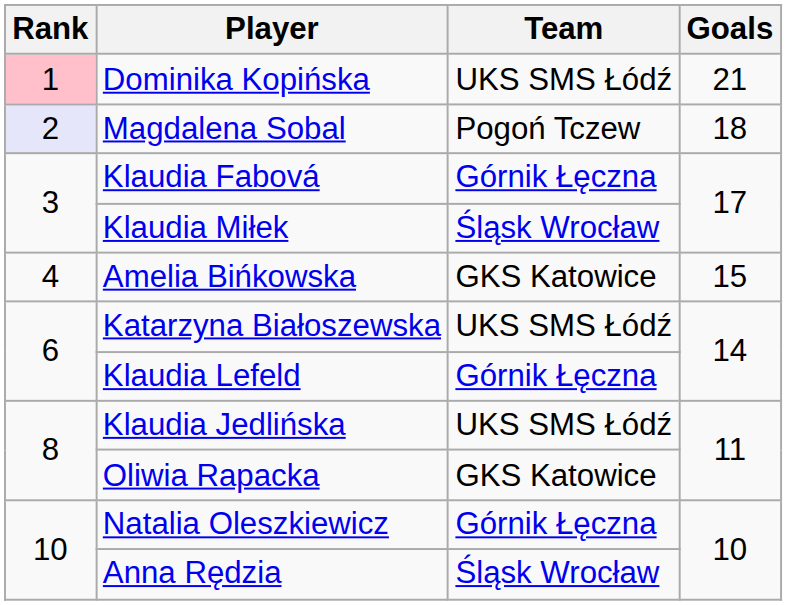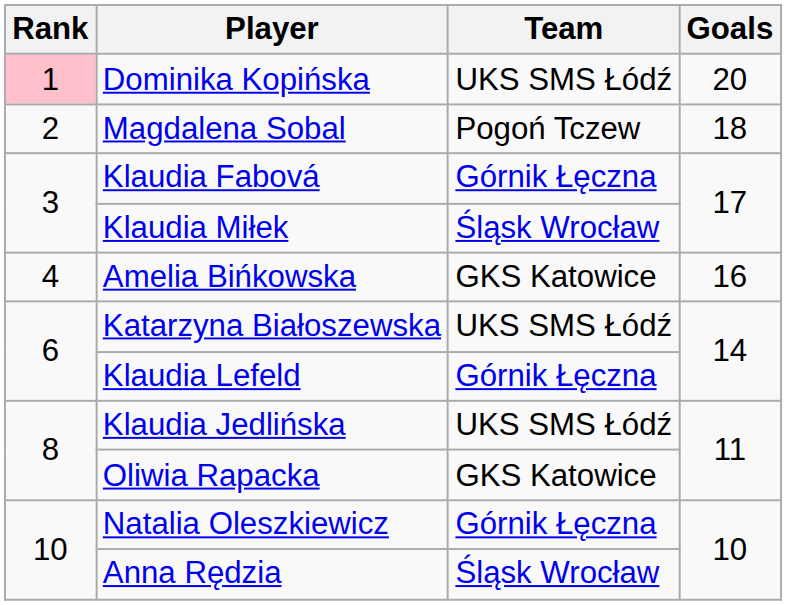(730, 78) 21 -> (730, 78) 20
(50, 128) lavender background -> (50, 128) no background
(730, 276) 15 -> (730, 276) 16
